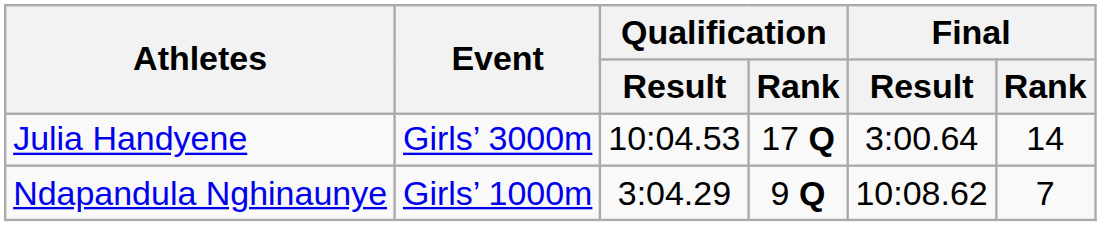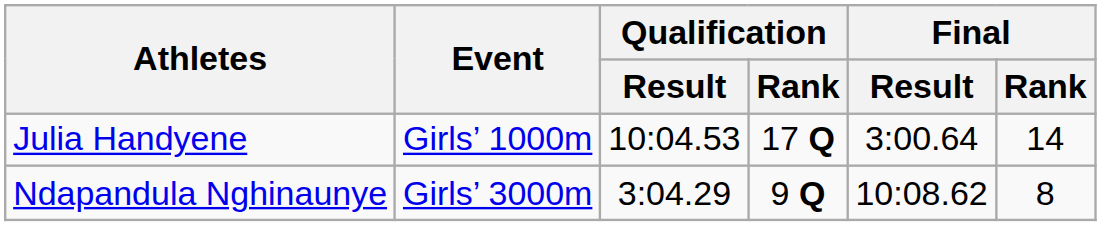(498, 140) Girls’ 3000m -> (498, 140) Girls’ 1000m
(498, 193) Girls’ 1000m -> (498, 193) Girls’ 3000m
(1045, 193) 7 -> (1045, 193) 8
